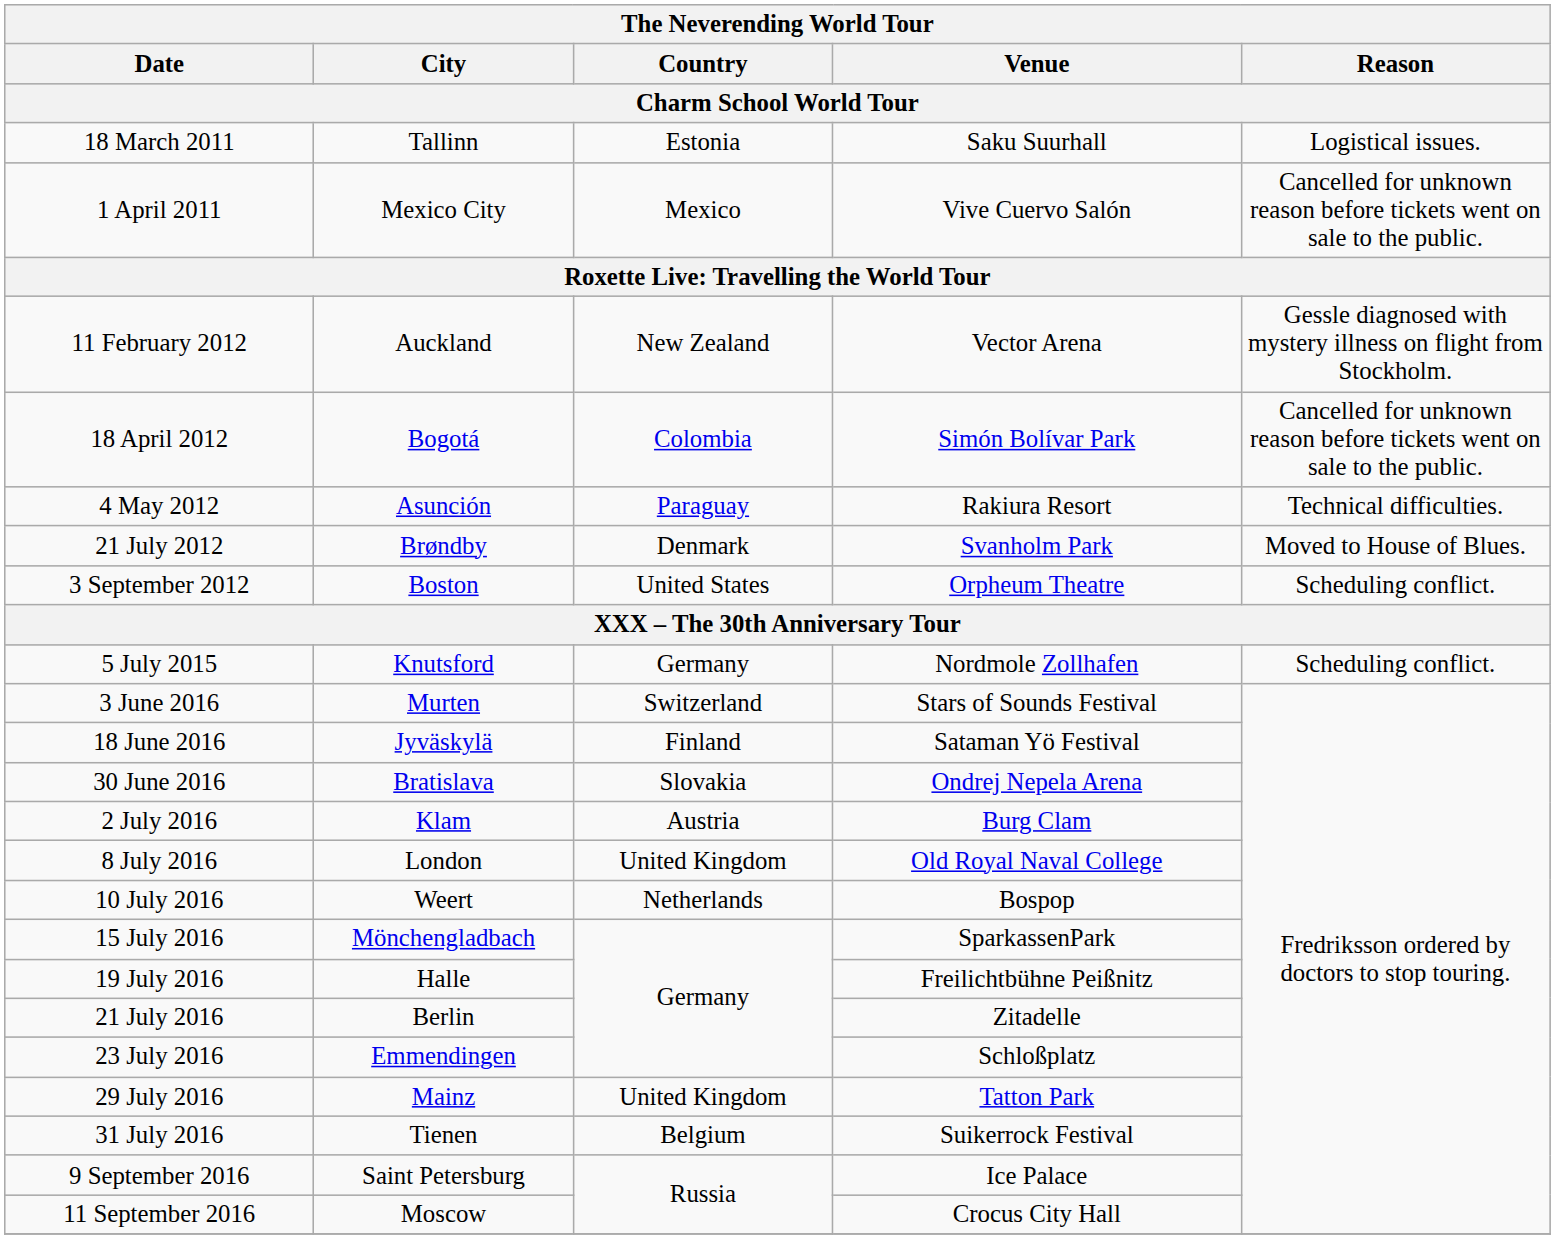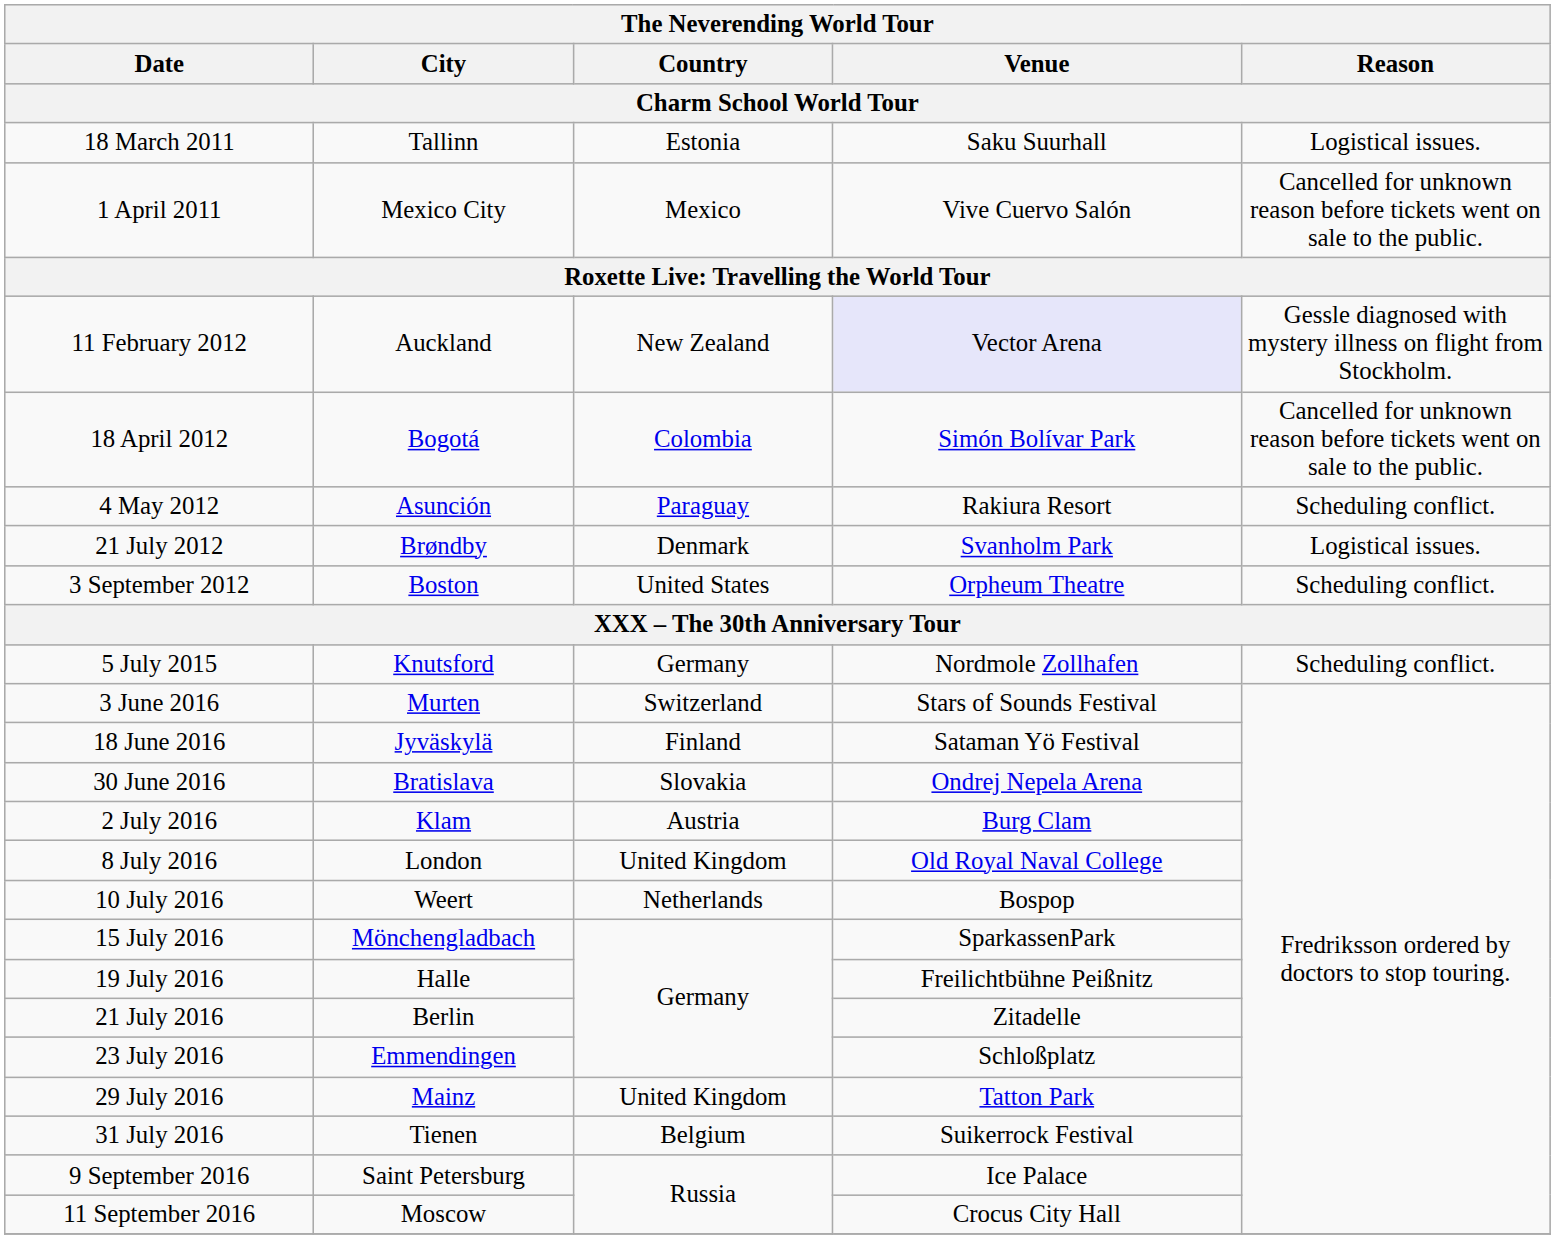(1037, 343) no background -> (1037, 343) lavender background
(1395, 506) Technical difficulties. -> (1395, 506) Scheduling conflict.
(1395, 545) Moved to House of Blues. -> (1395, 545) Logistical issues.
